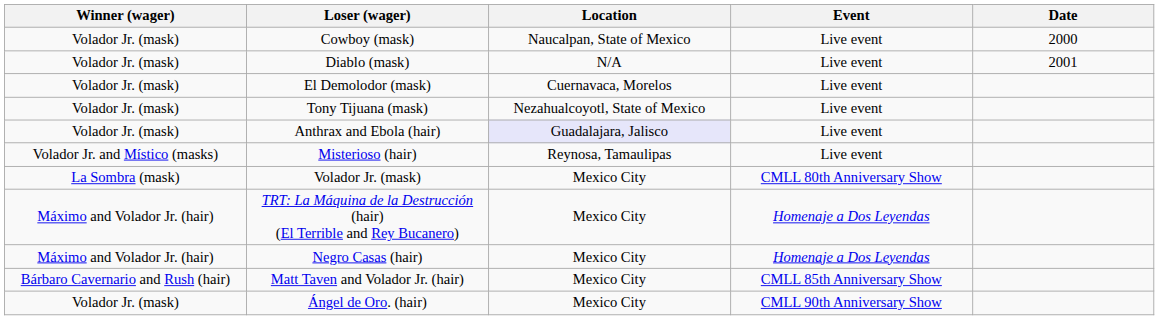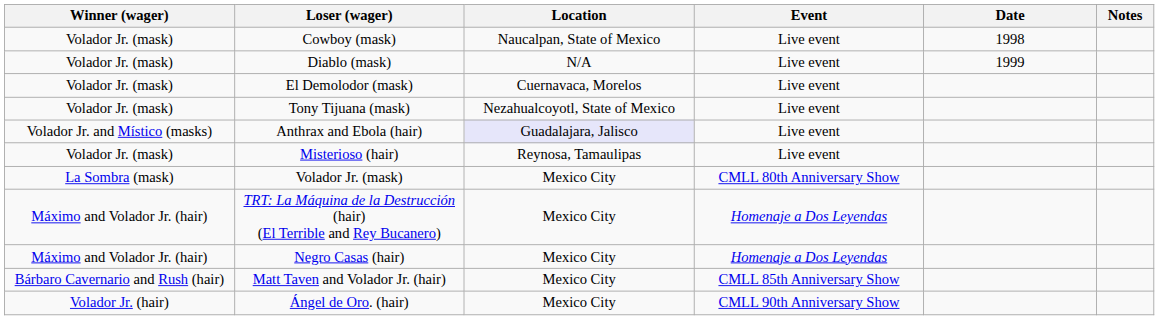+ column: (1125, 16)
(1063, 39) 2000 -> (1010, 39) 1998
(1063, 62) 2001 -> (1010, 62) 1999
(125, 131) Volador Jr. (mask) -> (119, 131) Volador Jr. and Místico (masks)
(125, 154) Volador Jr. and Místico (masks) -> (119, 154) Volador Jr. (mask)
(125, 302) Volador Jr. (mask) -> (119, 302) Volador Jr. (hair)
